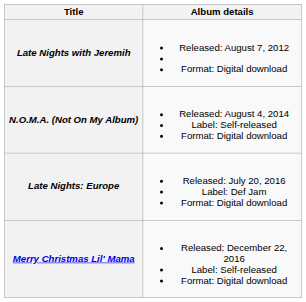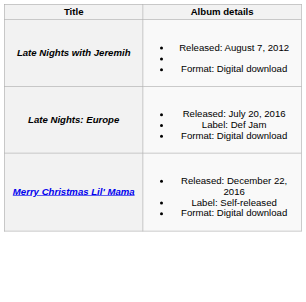- row: (74, 119)
